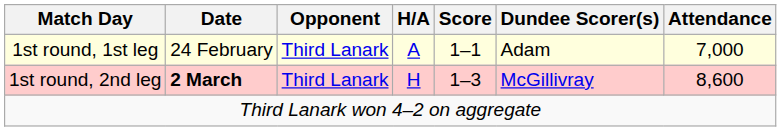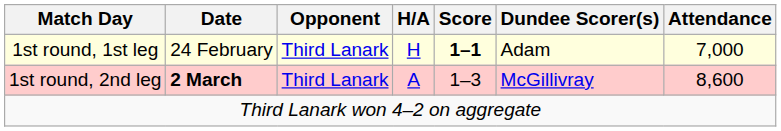(414, 49) A -> (414, 49) H
(465, 49) normal -> (465, 49) bold
(414, 79) H -> (414, 79) A
